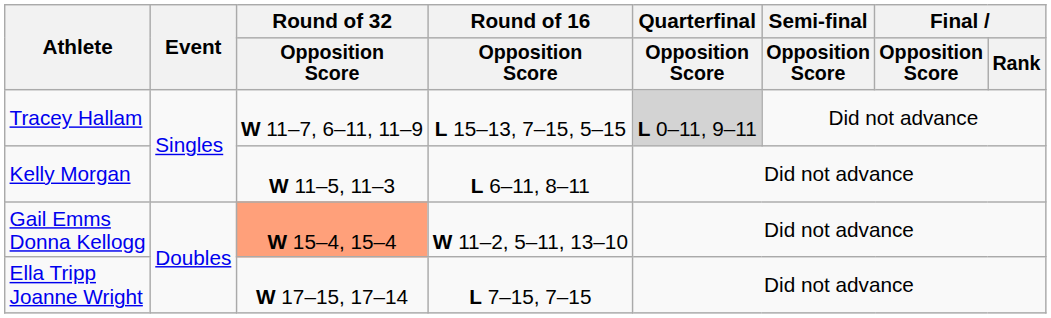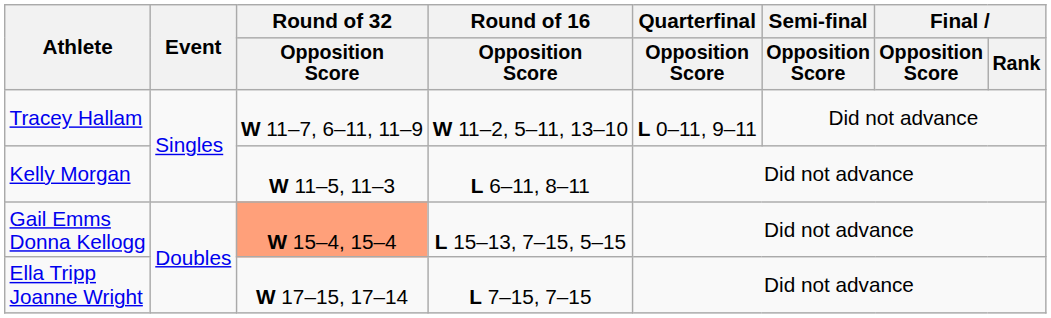(530, 130) L 15–13, 7–15, 5–15 -> (530, 130) W 11–2, 5–11, 13–10
(697, 130) lightgrey background -> (697, 130) no background
(530, 241) W 11–2, 5–11, 13–10 -> (530, 241) L 15–13, 7–15, 5–15
